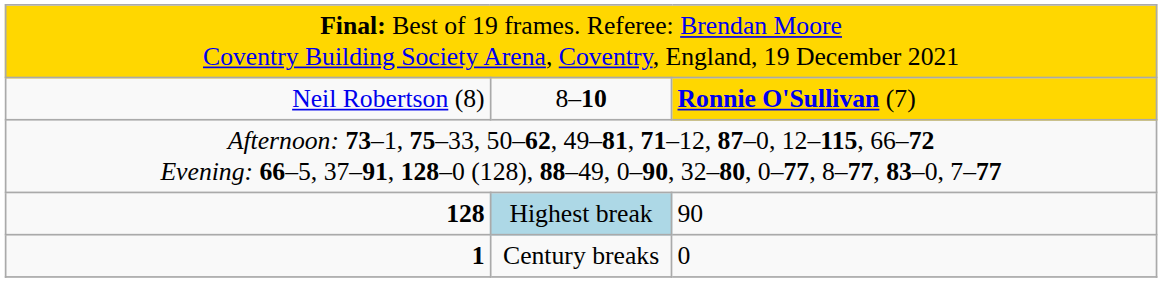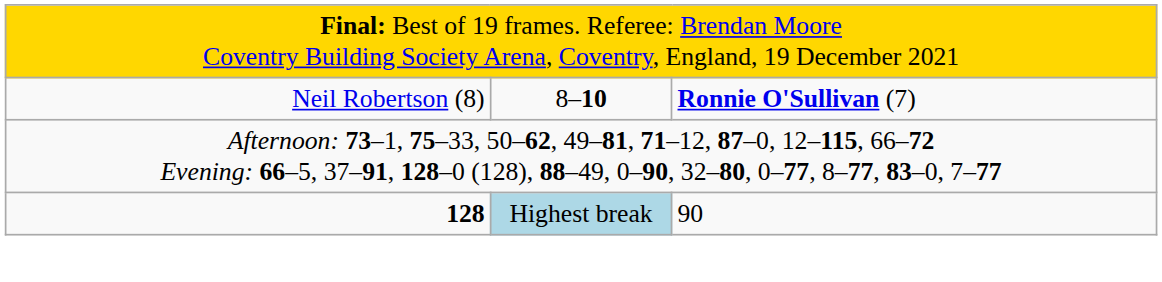(797, 98) gold background -> (797, 98) no background
- row: (478, 256)
